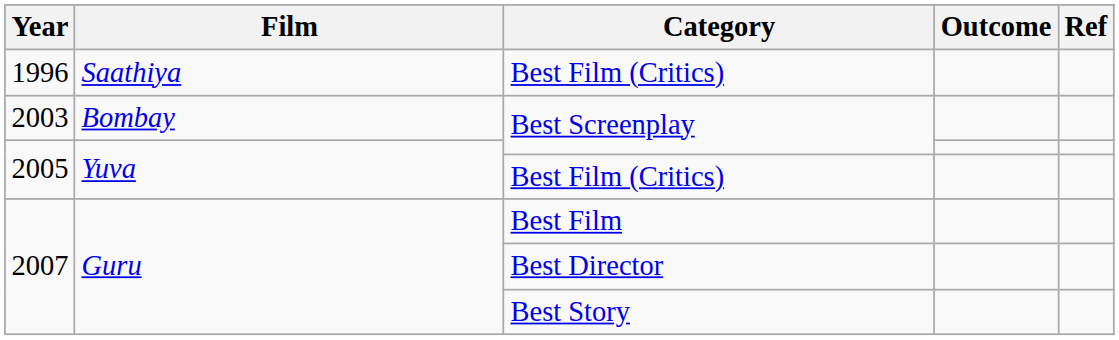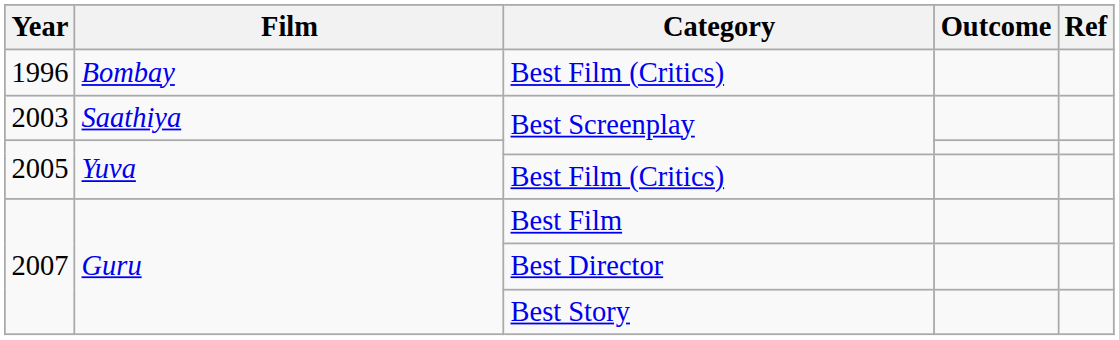(131, 72) Saathiya -> (128, 72) Bombay
(128, 117) Bombay -> (131, 117) Saathiya
